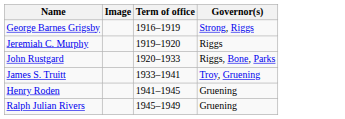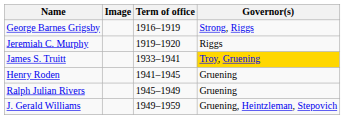- row: (35, 59)
(230, 75) no background -> (230, 59) gold background
+ row: (44, 106)
